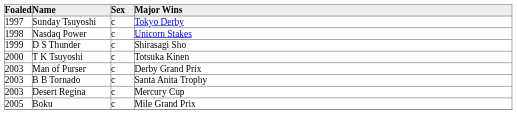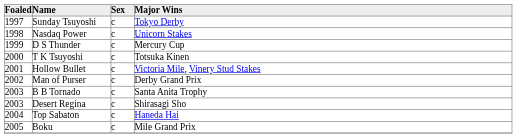(160, 45) Shirasagi Sho -> (159, 45) Mercury Cup
+ row: (59, 68)
(14, 68) 2003 -> (14, 80) 2002
(159, 92) Mercury Cup -> (160, 103) Shirasagi Sho
+ row: (56, 115)
